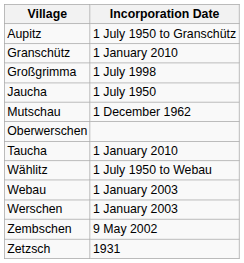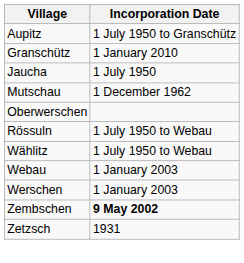- row: (42, 72)
+ row: (29, 131)
- row: (27, 151)
(125, 229) normal -> (126, 209) bold
